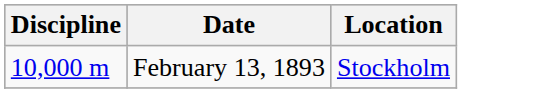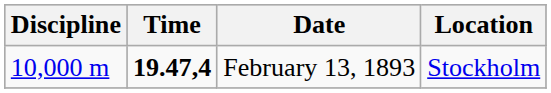+ column: (172, 25)
